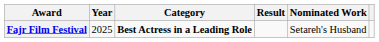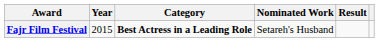columns swapped: (328, 12) <-> (271, 12)
(102, 29) 2025 -> (102, 29) 2015
